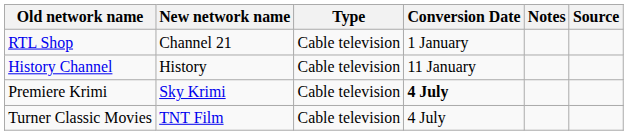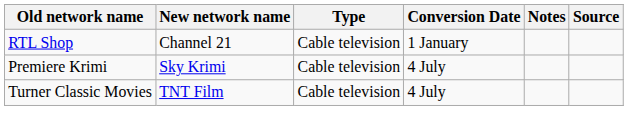- row: (60, 67)
(428, 92) bold -> (427, 67) normal
